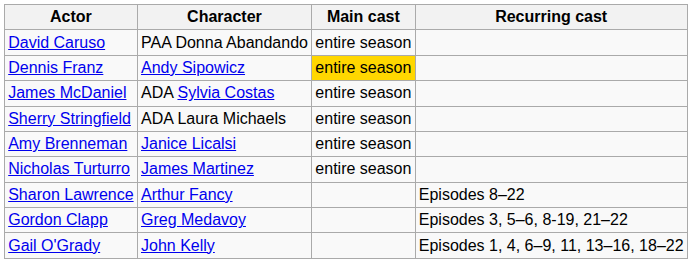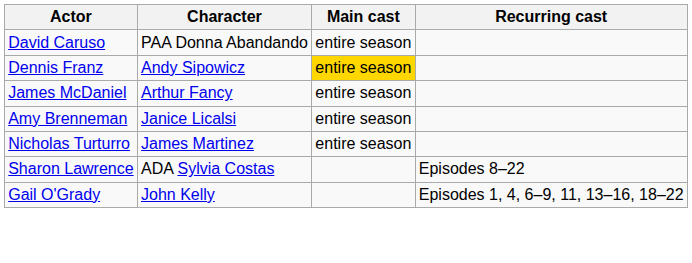(208, 93) ADA Sylvia Costas -> (187, 93) Arthur Fancy
- row: (70, 118)
(187, 194) Arthur Fancy -> (208, 169) ADA Sylvia Costas
- row: (58, 220)
